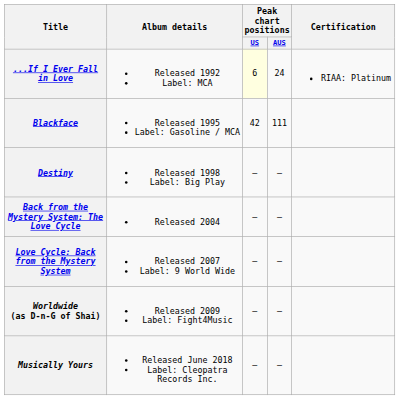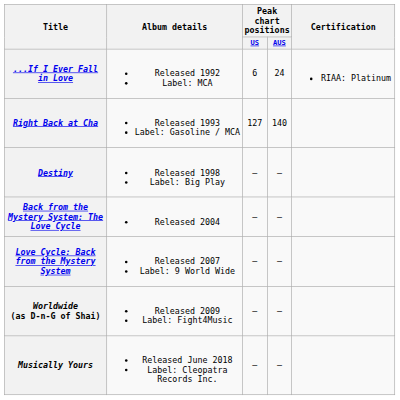(255, 74) lightyellow background -> (255, 74) no background
+ row: (56, 123)
- row: (56, 123)
